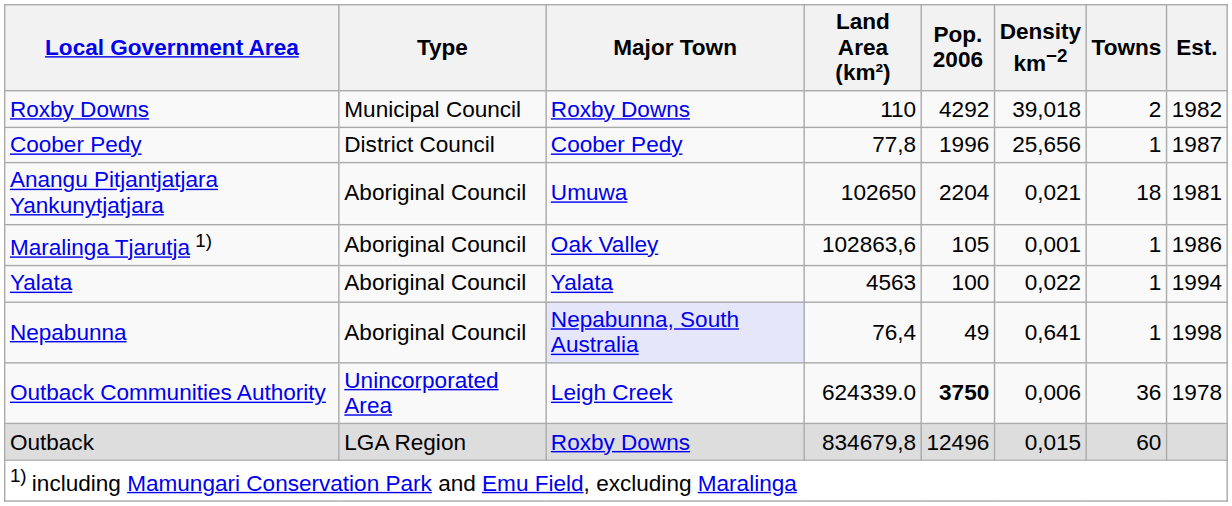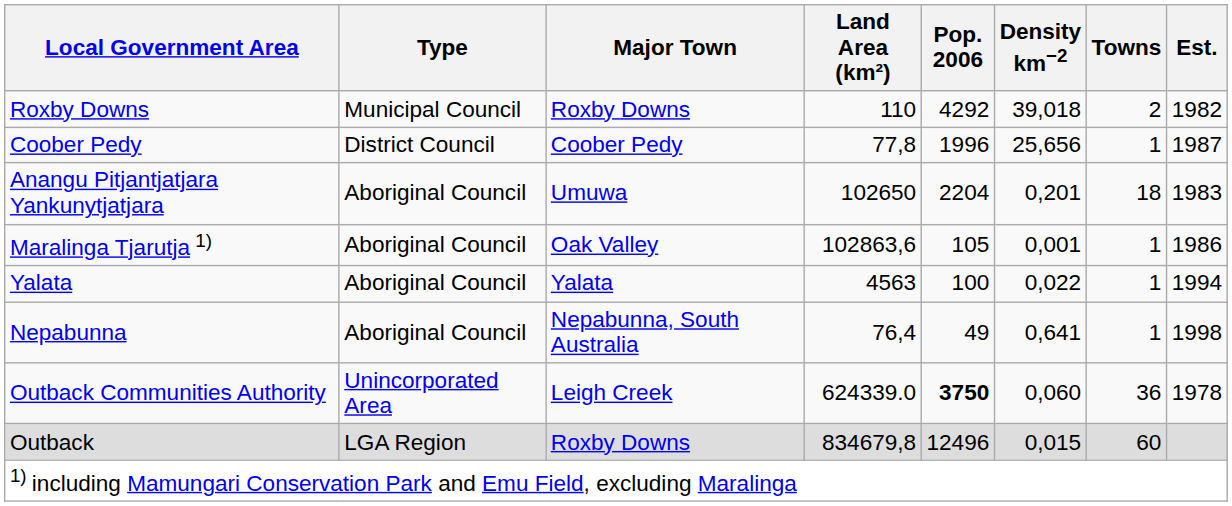(1053, 193) 0,021 -> (1053, 193) 0,201
(1197, 193) 1981 -> (1197, 193) 1983
(645, 331) lavender background -> (645, 331) no background
(1053, 393) 0,006 -> (1053, 393) 0,060
